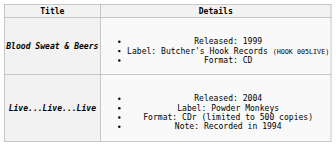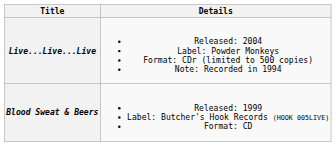rows swapped: (52, 46) <-> (52, 108)
